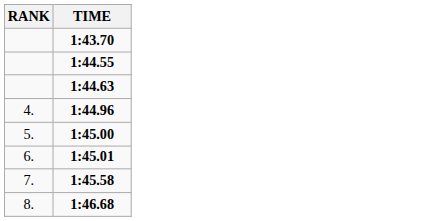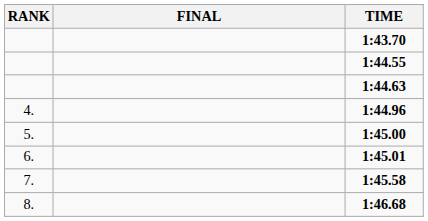+ column: (199, 16)
